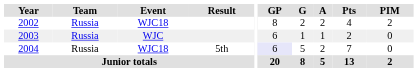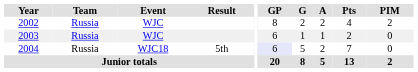(153, 23) WJC18 -> (153, 23) WJC
